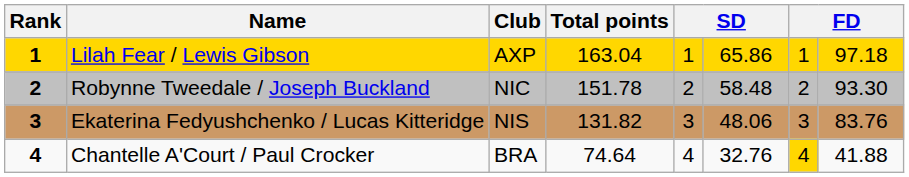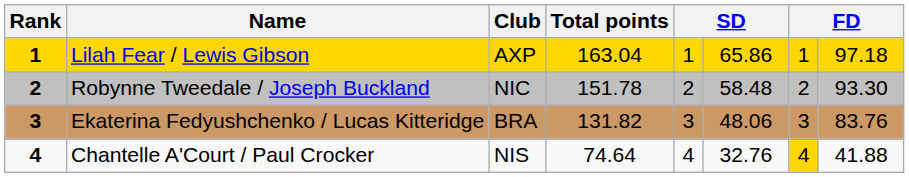(512, 121) NIS -> (516, 121) BRA
(516, 155) BRA -> (512, 155) NIS
